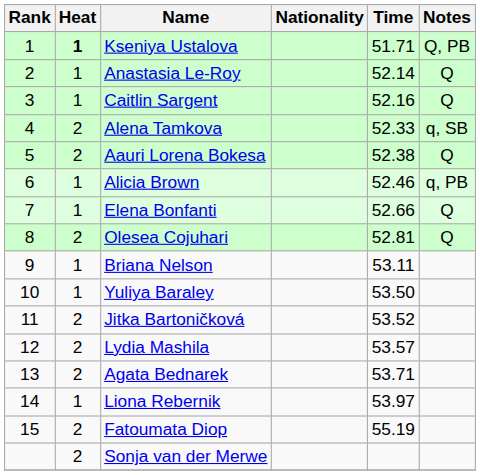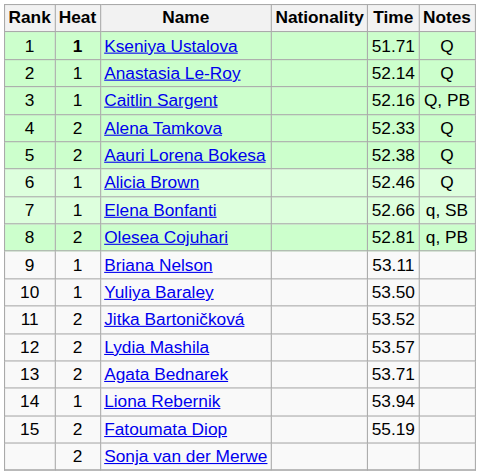(447, 45) Q, PB -> (447, 45) Q
(447, 100) Q -> (447, 100) Q, PB
(447, 127) q, SB -> (447, 127) Q
(447, 182) q, PB -> (447, 182) Q
(447, 210) Q -> (447, 210) q, SB
(447, 237) Q -> (447, 237) q, PB
(393, 401) 53.97 -> (393, 401) 53.94
